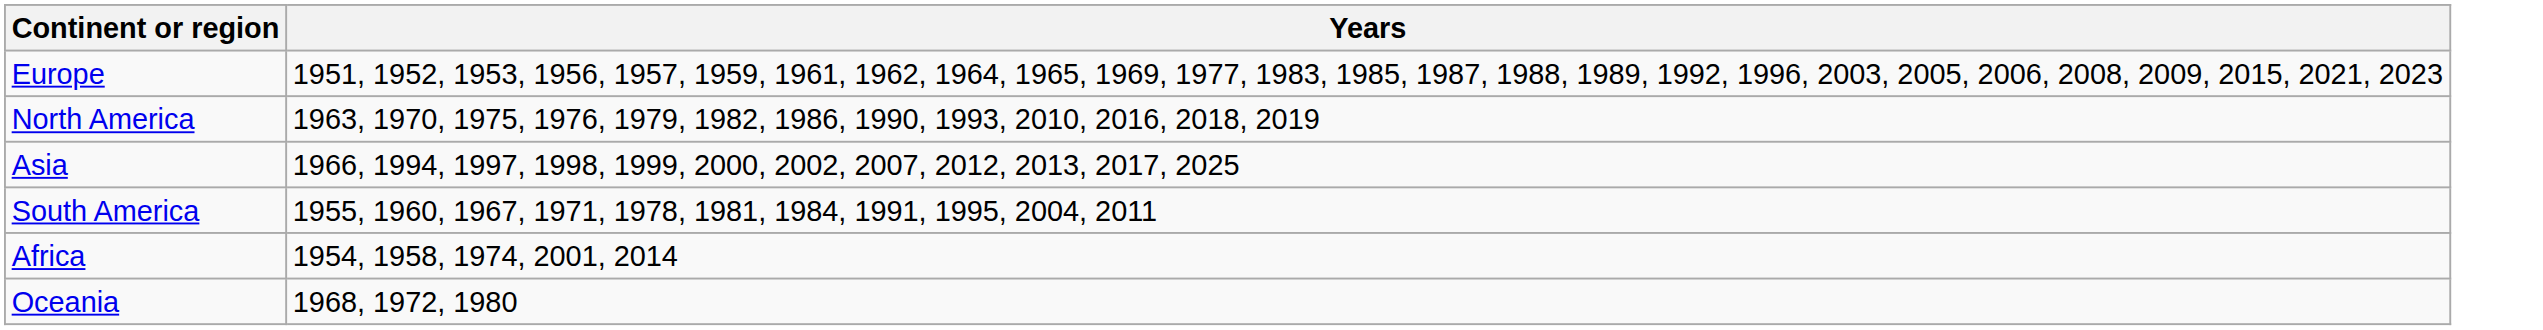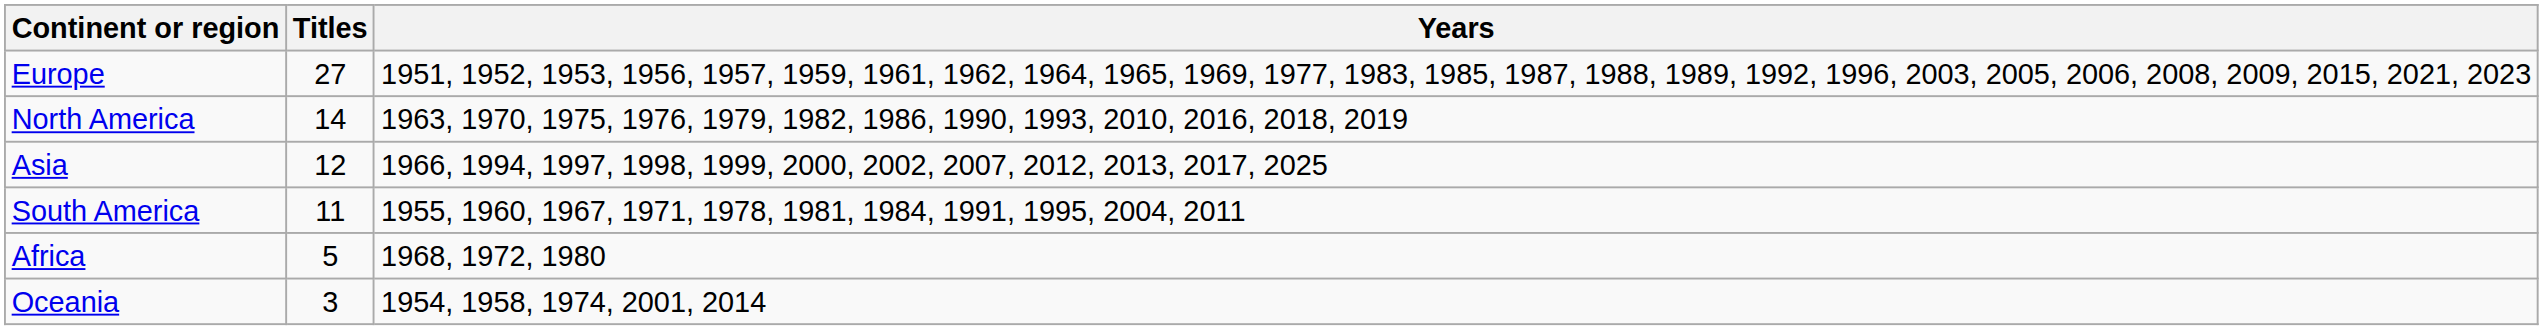+ column: (330, 28)
(485, 257) 1954, 1958, 1974, 2001, 2014 -> (493, 257) 1968, 1972, 1980
(405, 302) 1968, 1972, 1980 -> (574, 302) 1954, 1958, 1974, 2001, 2014
